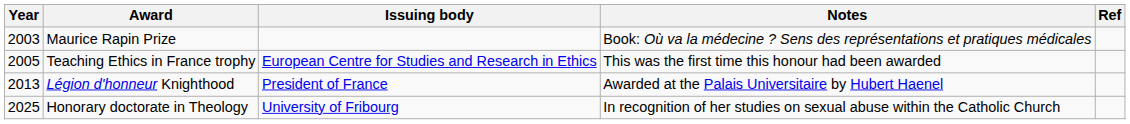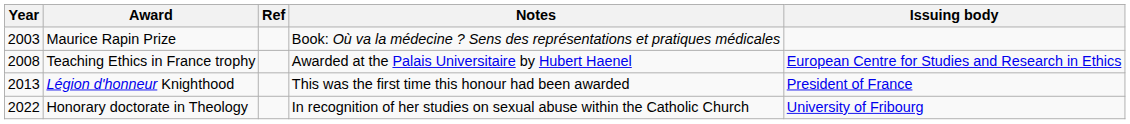columns swapped: (429, 15) <-> (1110, 15)
(24, 61) 2005 -> (24, 61) 2008
(772, 61) This was the first time this honour had been awarded -> (462, 61) Awarded at the Palais Universitaire by Hubert Haenel
(773, 84) Awarded at the Palais Universitaire by Hubert Haenel -> (461, 84) This was the first time this honour had been awarded
(24, 107) 2025 -> (24, 107) 2022
